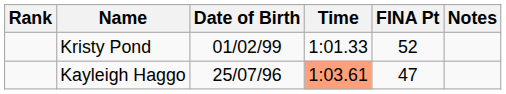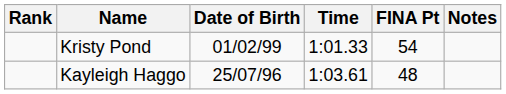(408, 46) 52 -> (408, 46) 54
(338, 74) lightsalmon background -> (338, 74) no background
(408, 74) 47 -> (408, 74) 48
